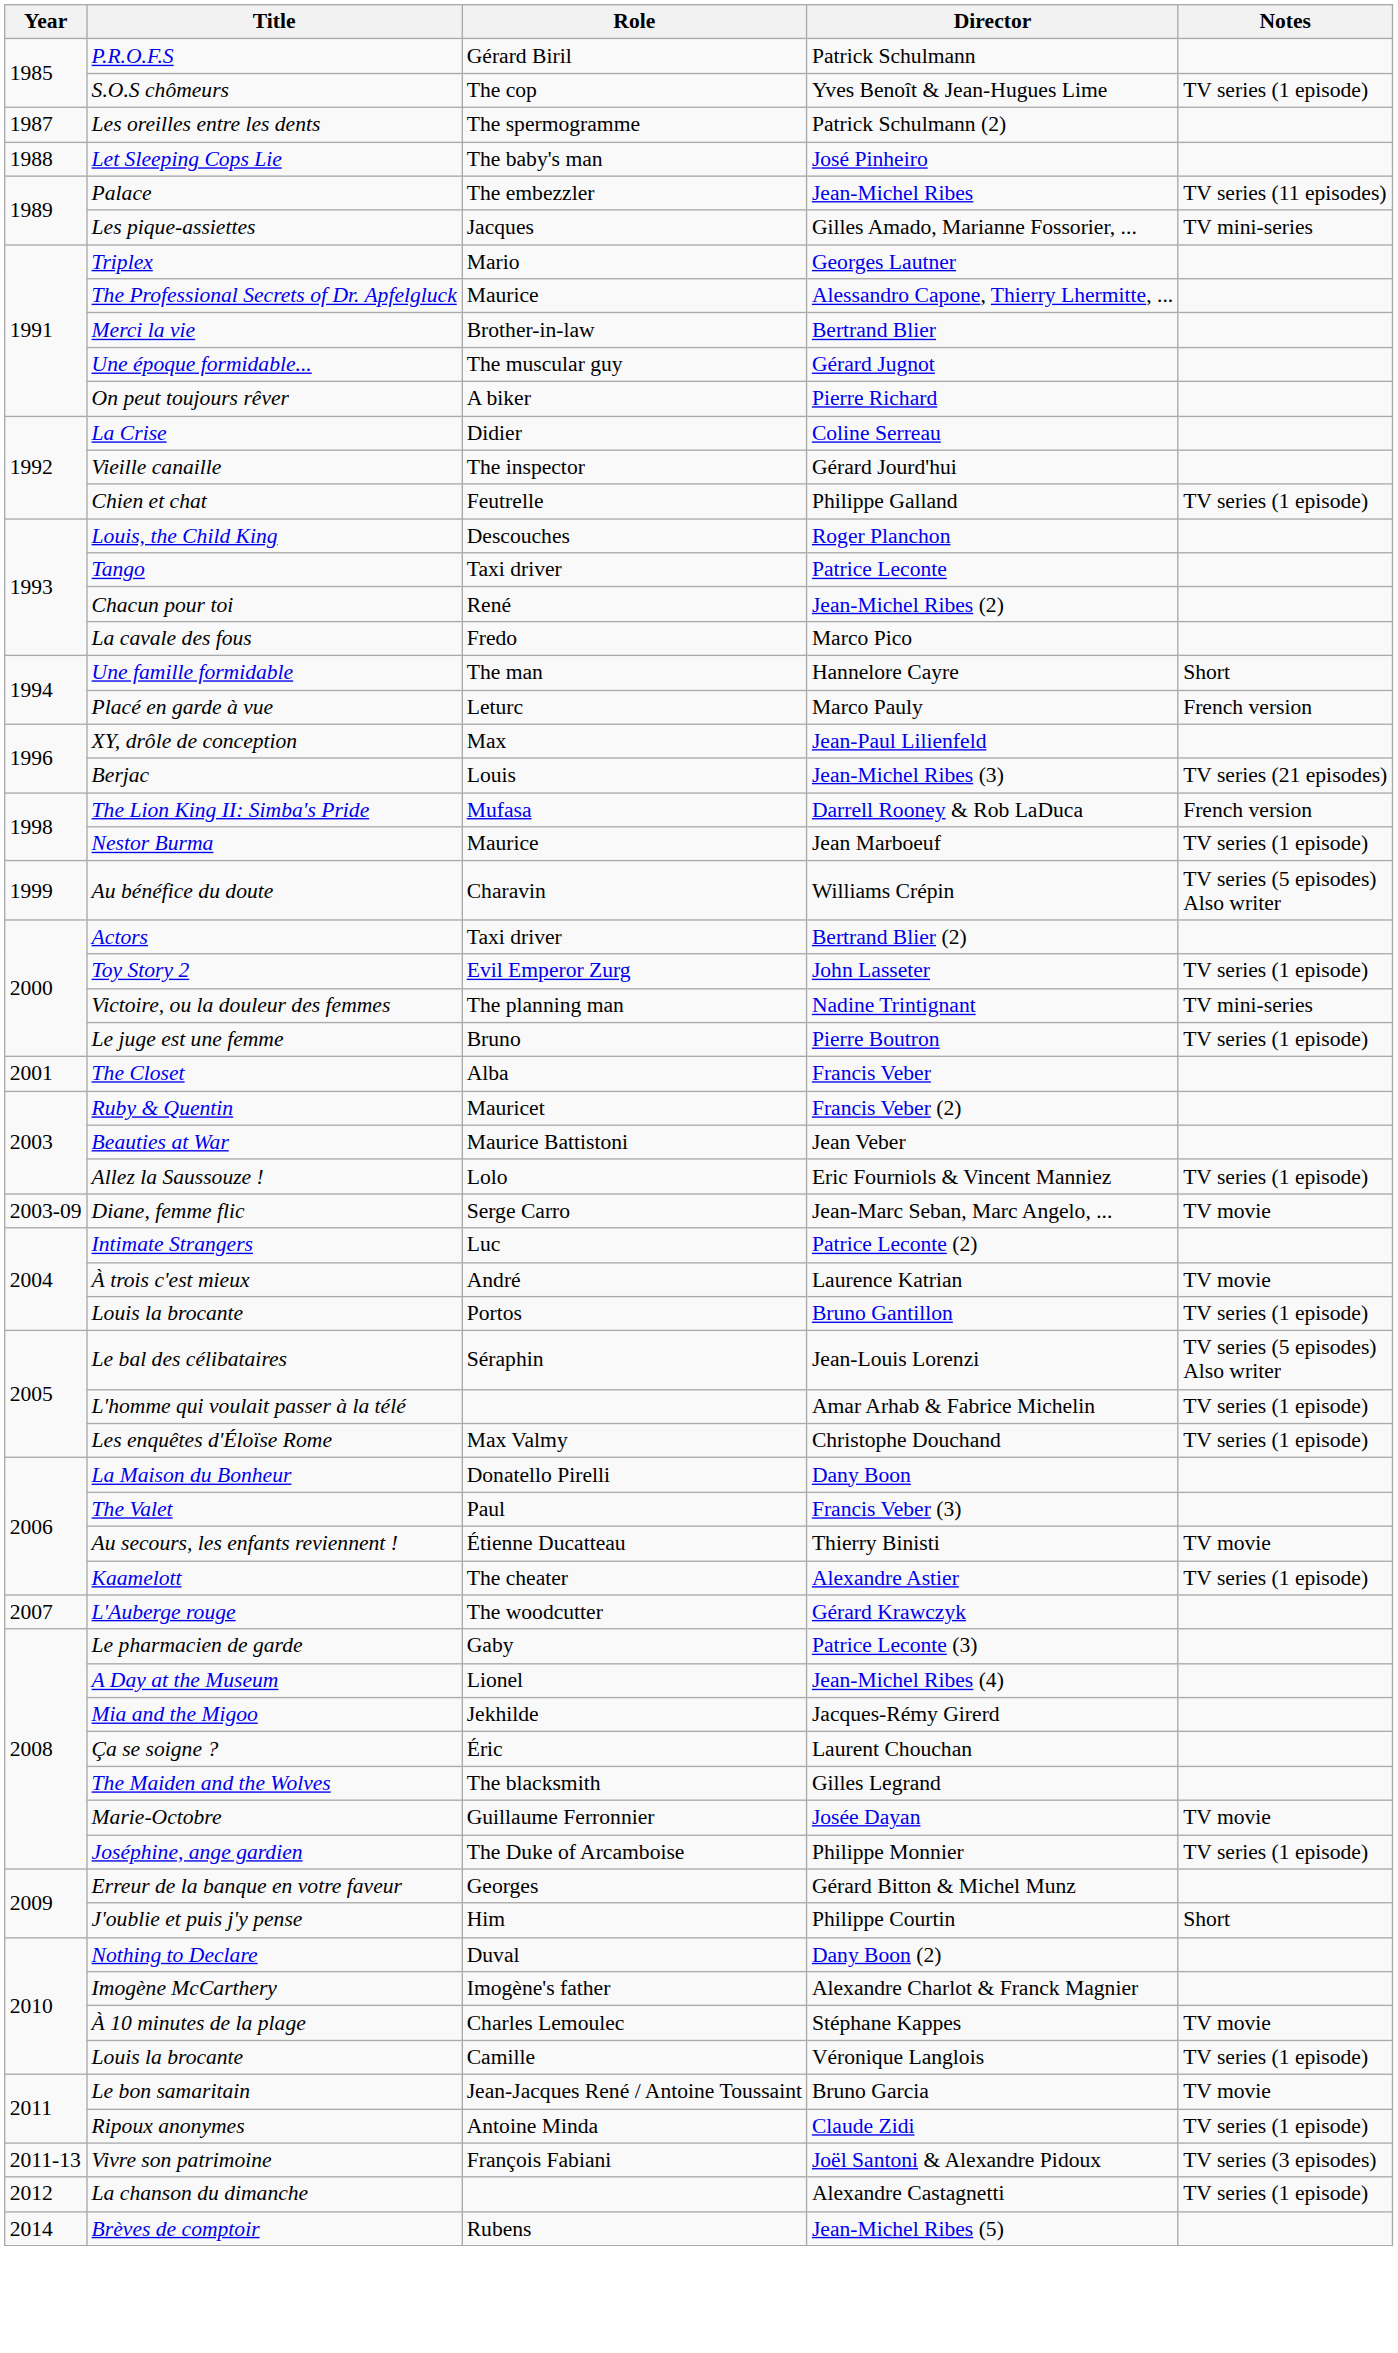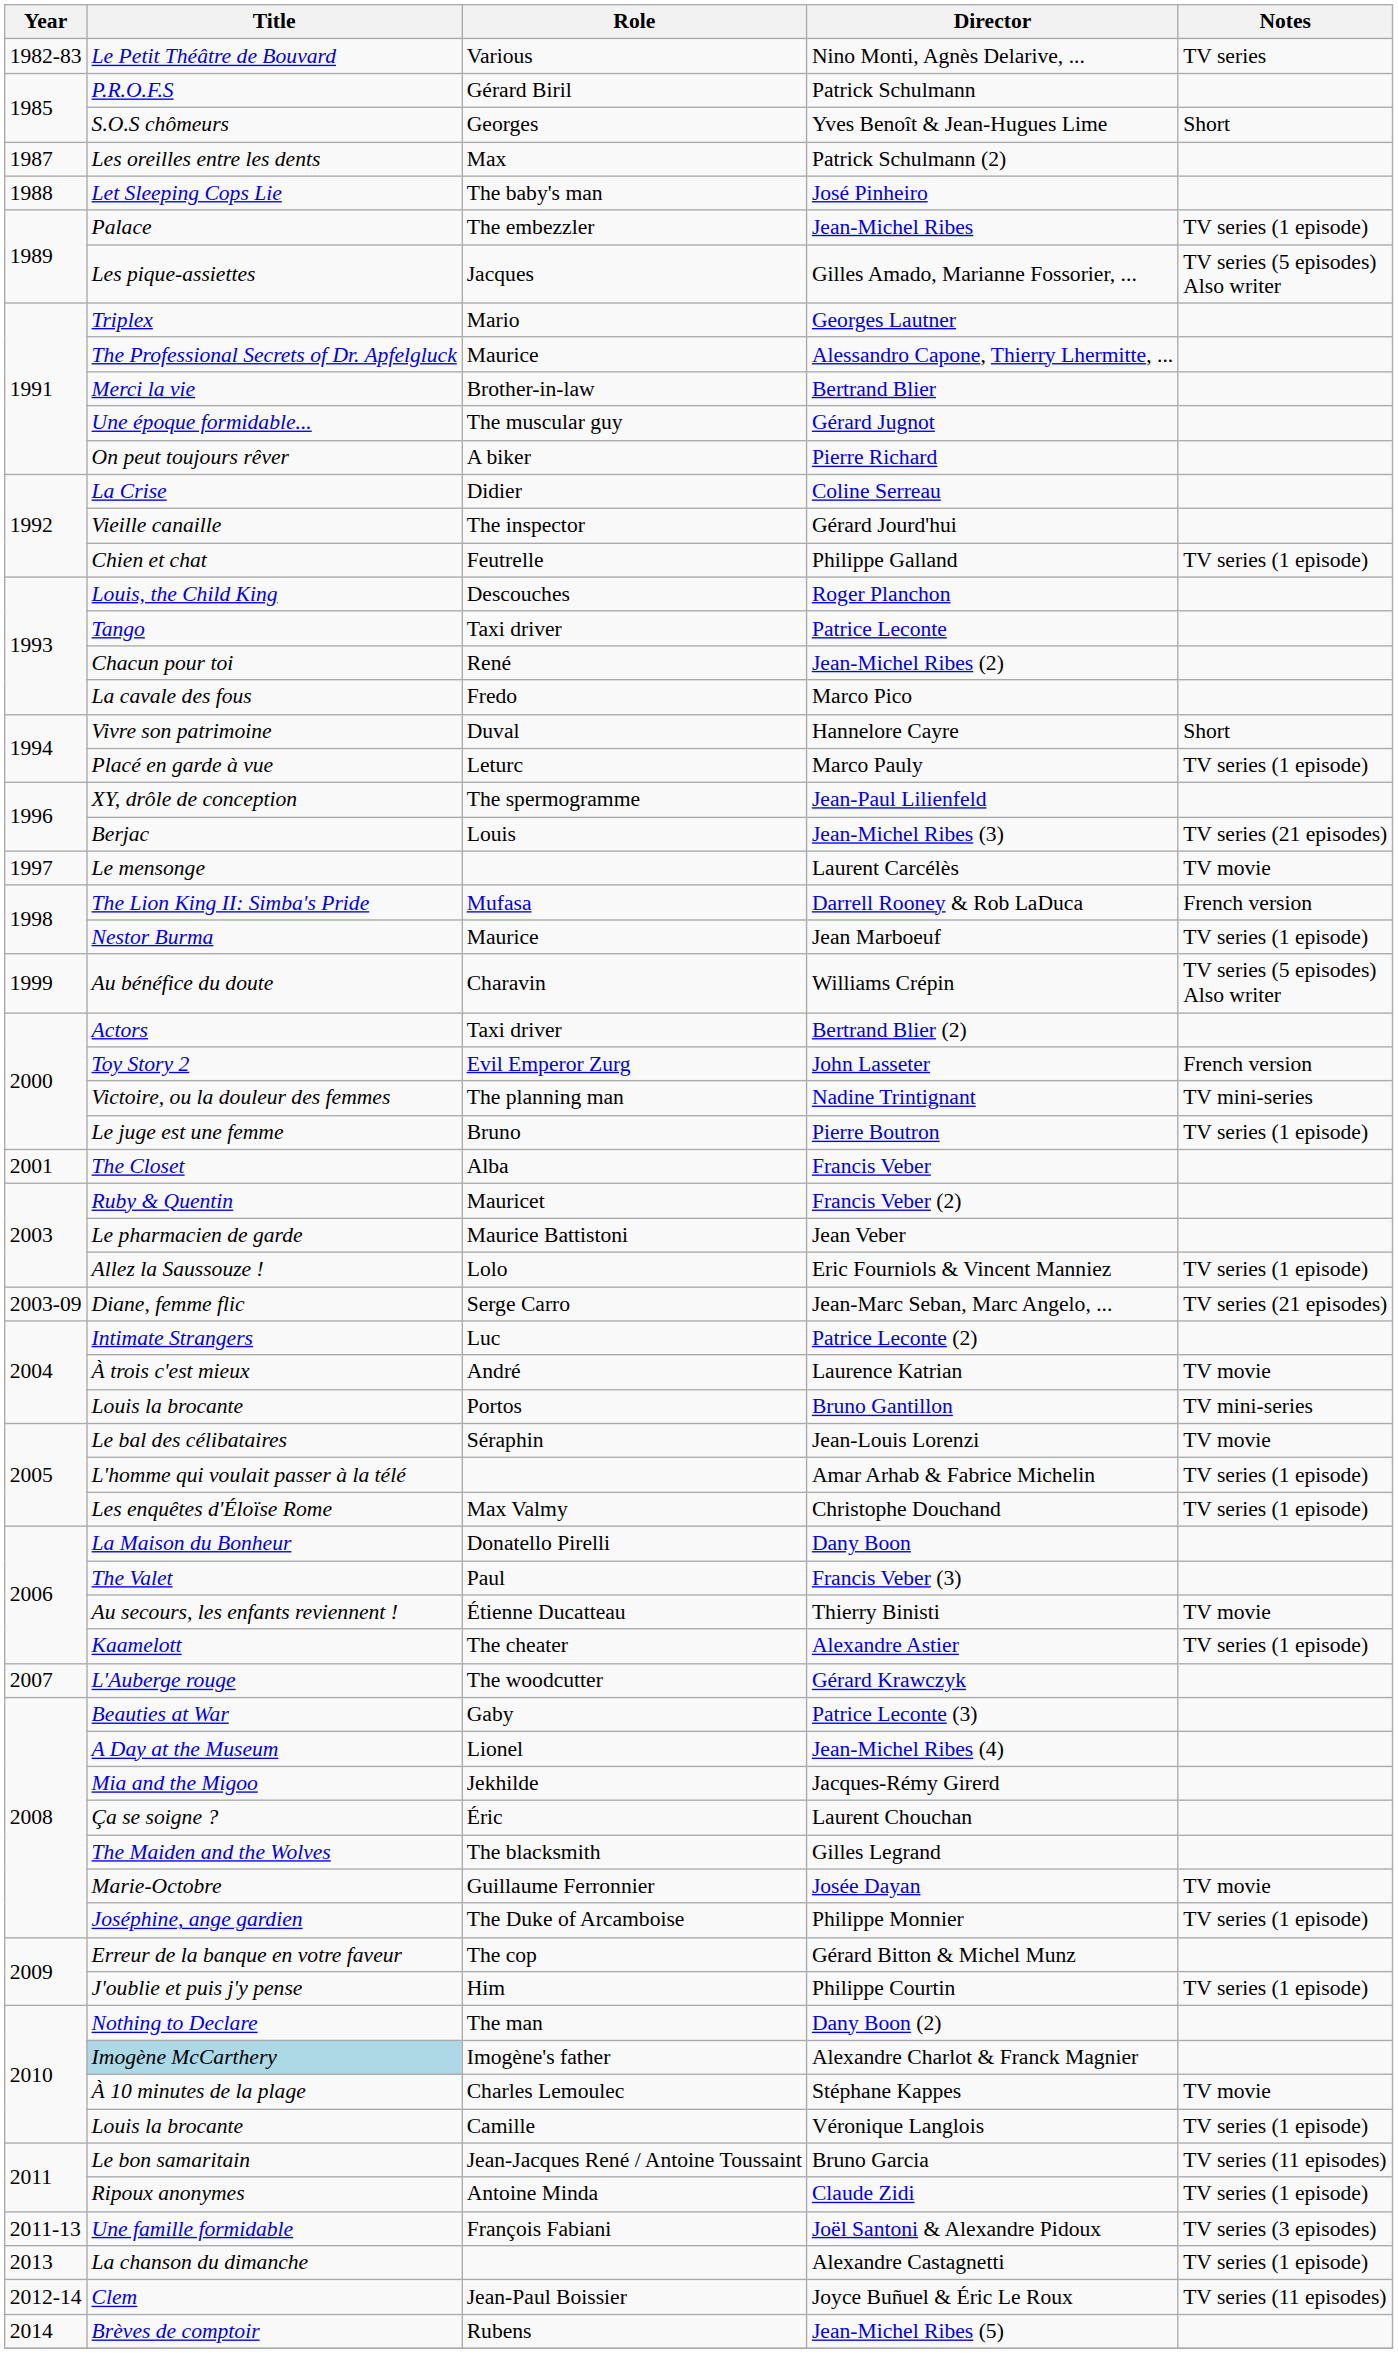+ row: (948, 55)
(502, 90) The cop -> (503, 124) Georges
(1276, 90) TV series (1 episode) -> (1207, 124) Short
(553, 124) The spermogramme -> (487, 158) Max
(1285, 192) TV series (11 episodes) -> (1276, 227) TV series (1 episode)
(1248, 227) TV mini-series -> (1280, 273) TV series (5 episodes) Also writer
(192, 672) Une famille formidable -> (182, 731) Vivre son patrimoine
(505, 672) The man -> (493, 731) Duval
(1248, 706) French version -> (1276, 765) TV series (1 episode)
(487, 741) Max -> (553, 799) The spermogramme
+ row: (885, 868)
(1276, 970) TV series (1 episode) -> (1248, 1063) French version
(160, 1142) Beauties at War -> (197, 1234) Le pharmacien de garde
(1227, 1210) TV movie -> (1285, 1303) TV series (21 episodes)
(1276, 1313) TV series (1 episode) -> (1248, 1406) TV mini-series
(1280, 1359) TV series (5 episodes) Also writer -> (1227, 1440) TV movie
(197, 1646) Le pharmacien de garde -> (160, 1714) Beauties at War
(503, 1885) Georges -> (502, 1954) The cop
(1207, 1920) Short -> (1276, 1988) TV series (1 episode)
(493, 1954) Duval -> (505, 2022) The man
(184, 1988) no background -> (184, 2057) lightblue background
(1227, 2091) TV movie -> (1285, 2159) TV series (11 episodes)
(182, 2159) Vivre son patrimoine -> (192, 2228) Une famille formidable
(31, 2194) 2012 -> (31, 2262) 2013
+ row: (942, 2296)
